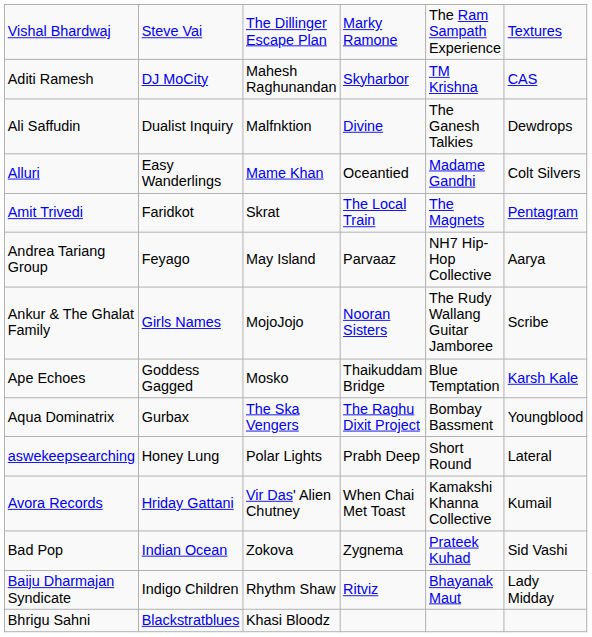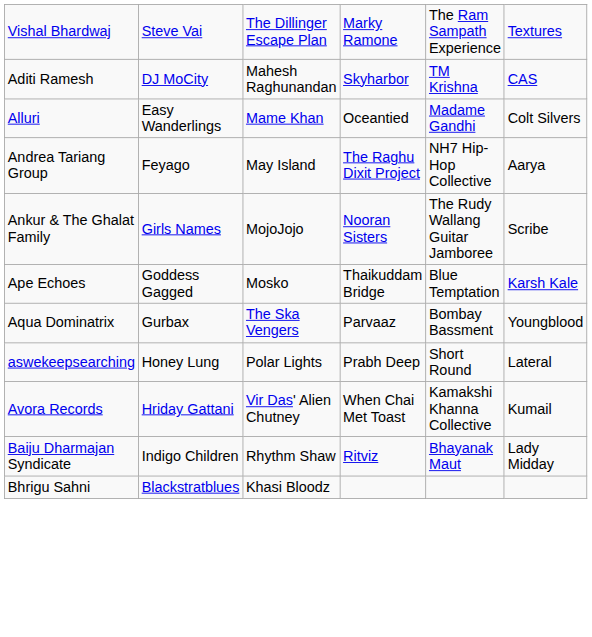- row: (44, 126)
- row: (45, 212)
(370, 259) Parvaaz -> (382, 165) The Raghu Dixit Project
(382, 417) The Raghu Dixit Project -> (370, 323) Parvaaz
- row: (35, 550)
